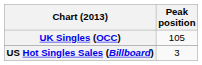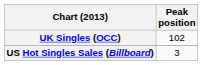(177, 38) 105 -> (177, 38) 102
